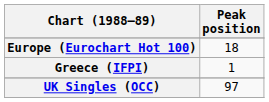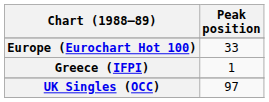(231, 48) 18 -> (231, 48) 33
